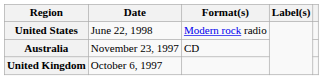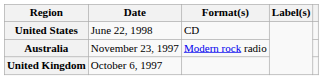(225, 30) Modern rock radio -> (192, 30) CD
(192, 48) CD -> (225, 48) Modern rock radio
